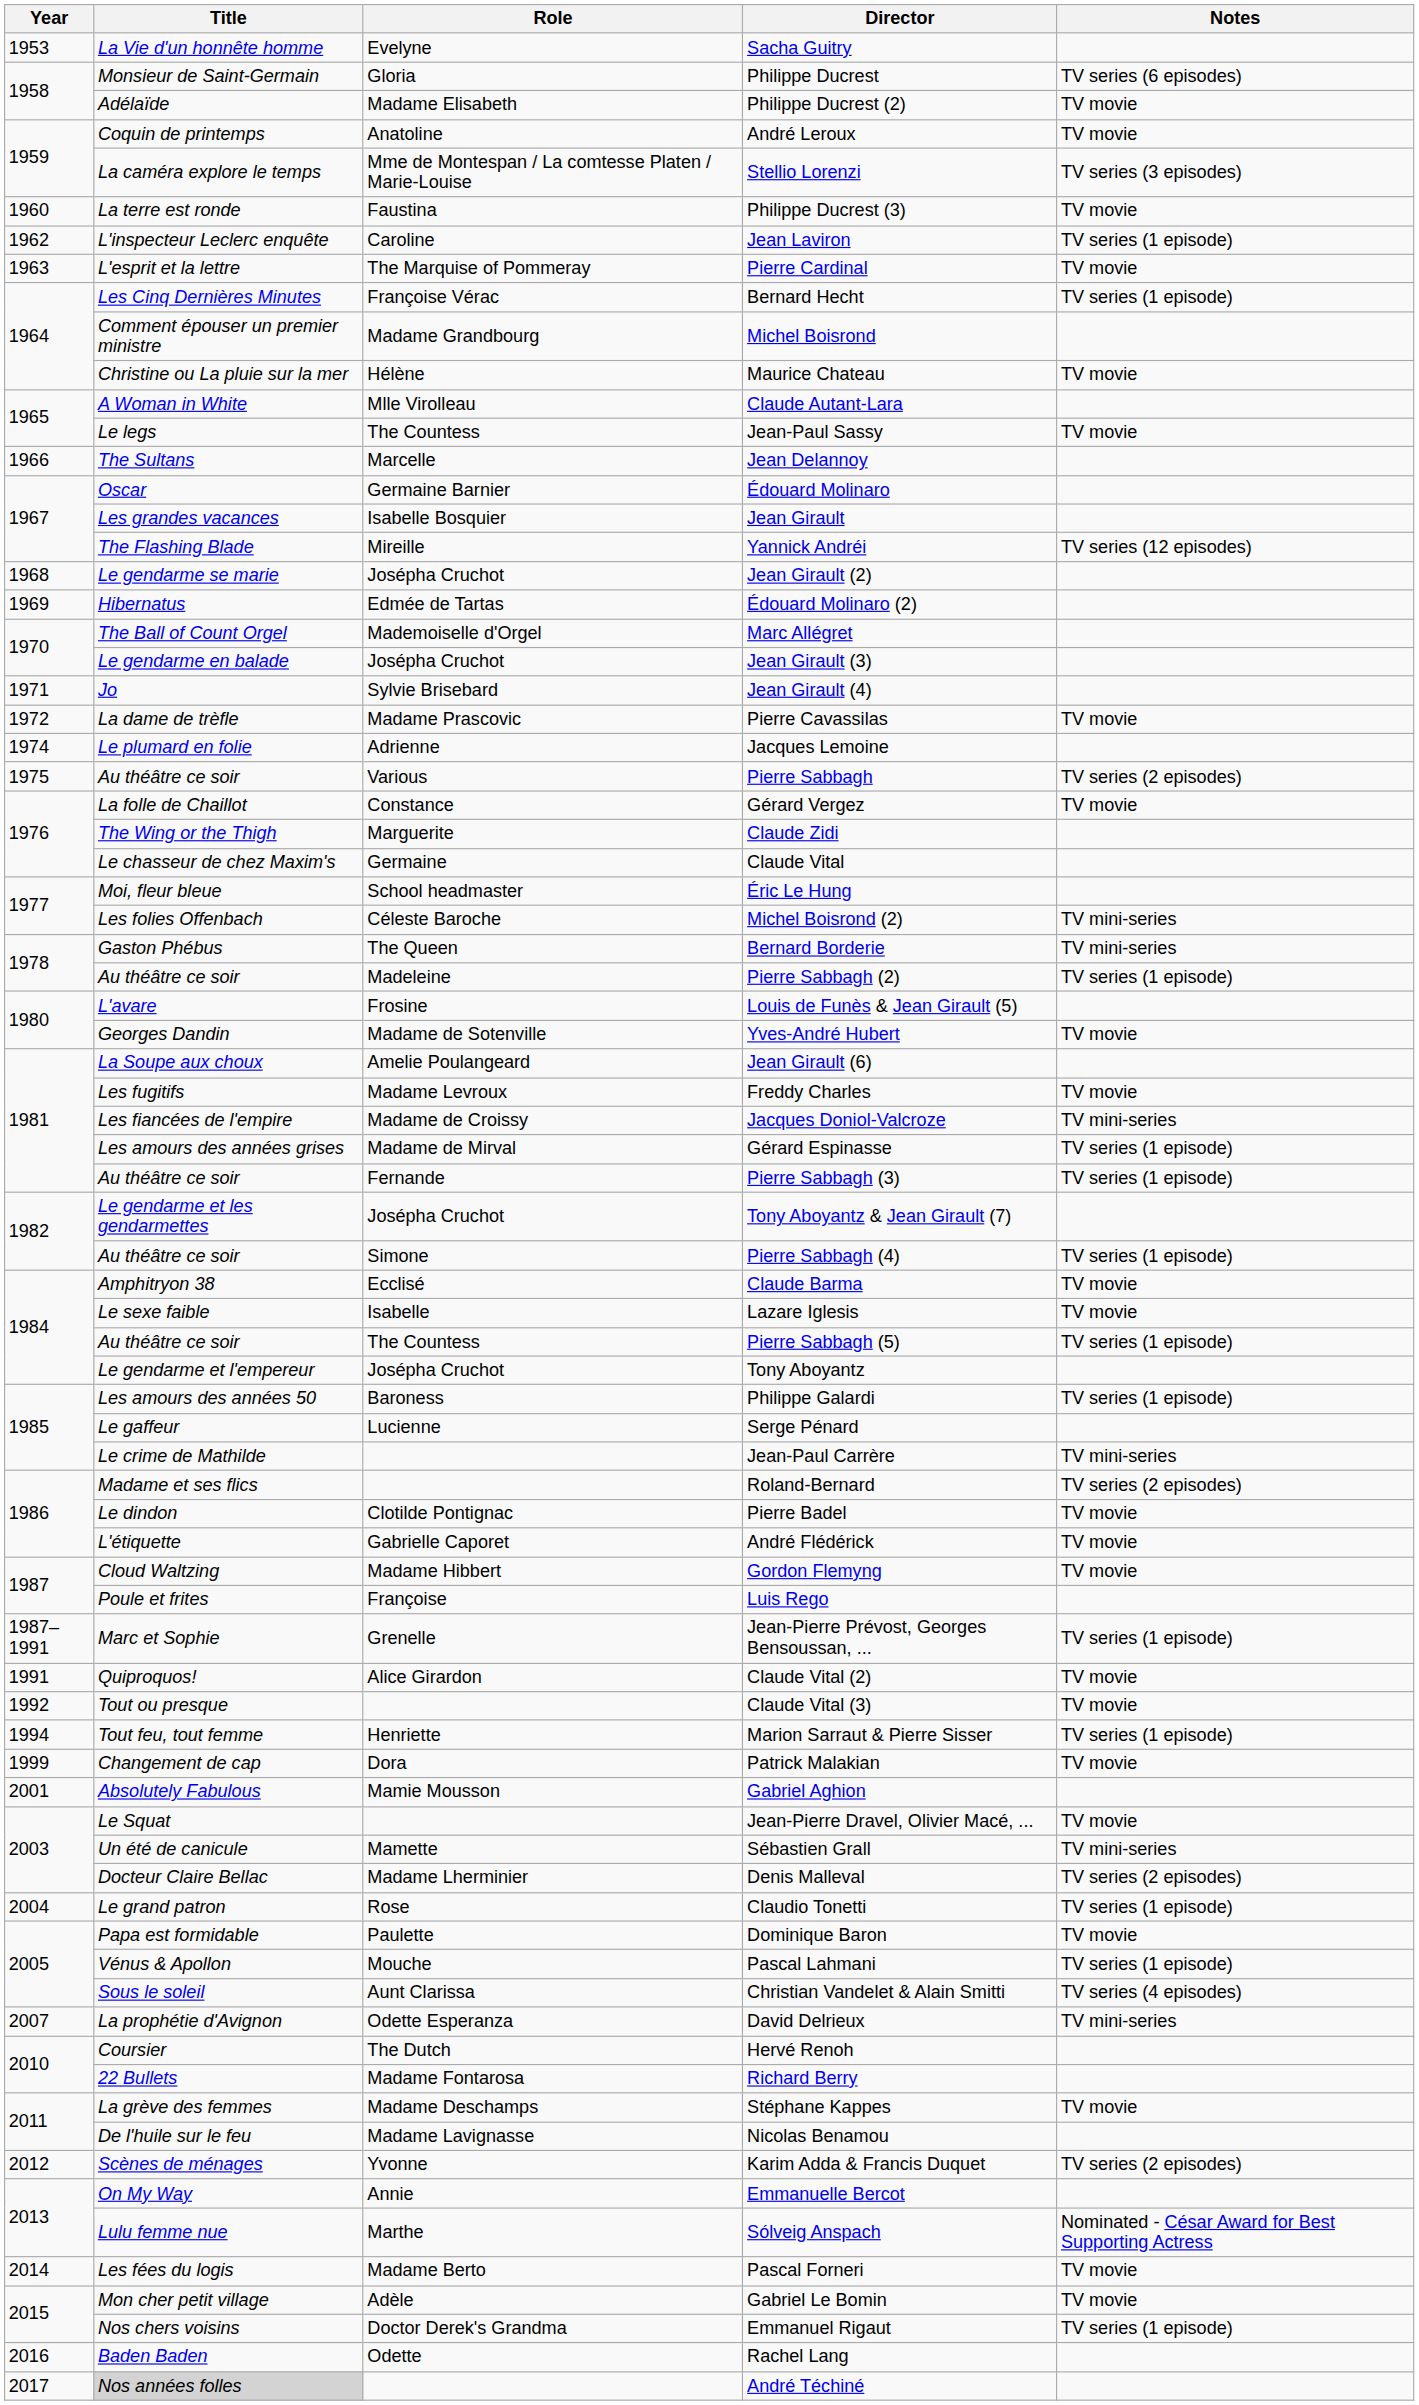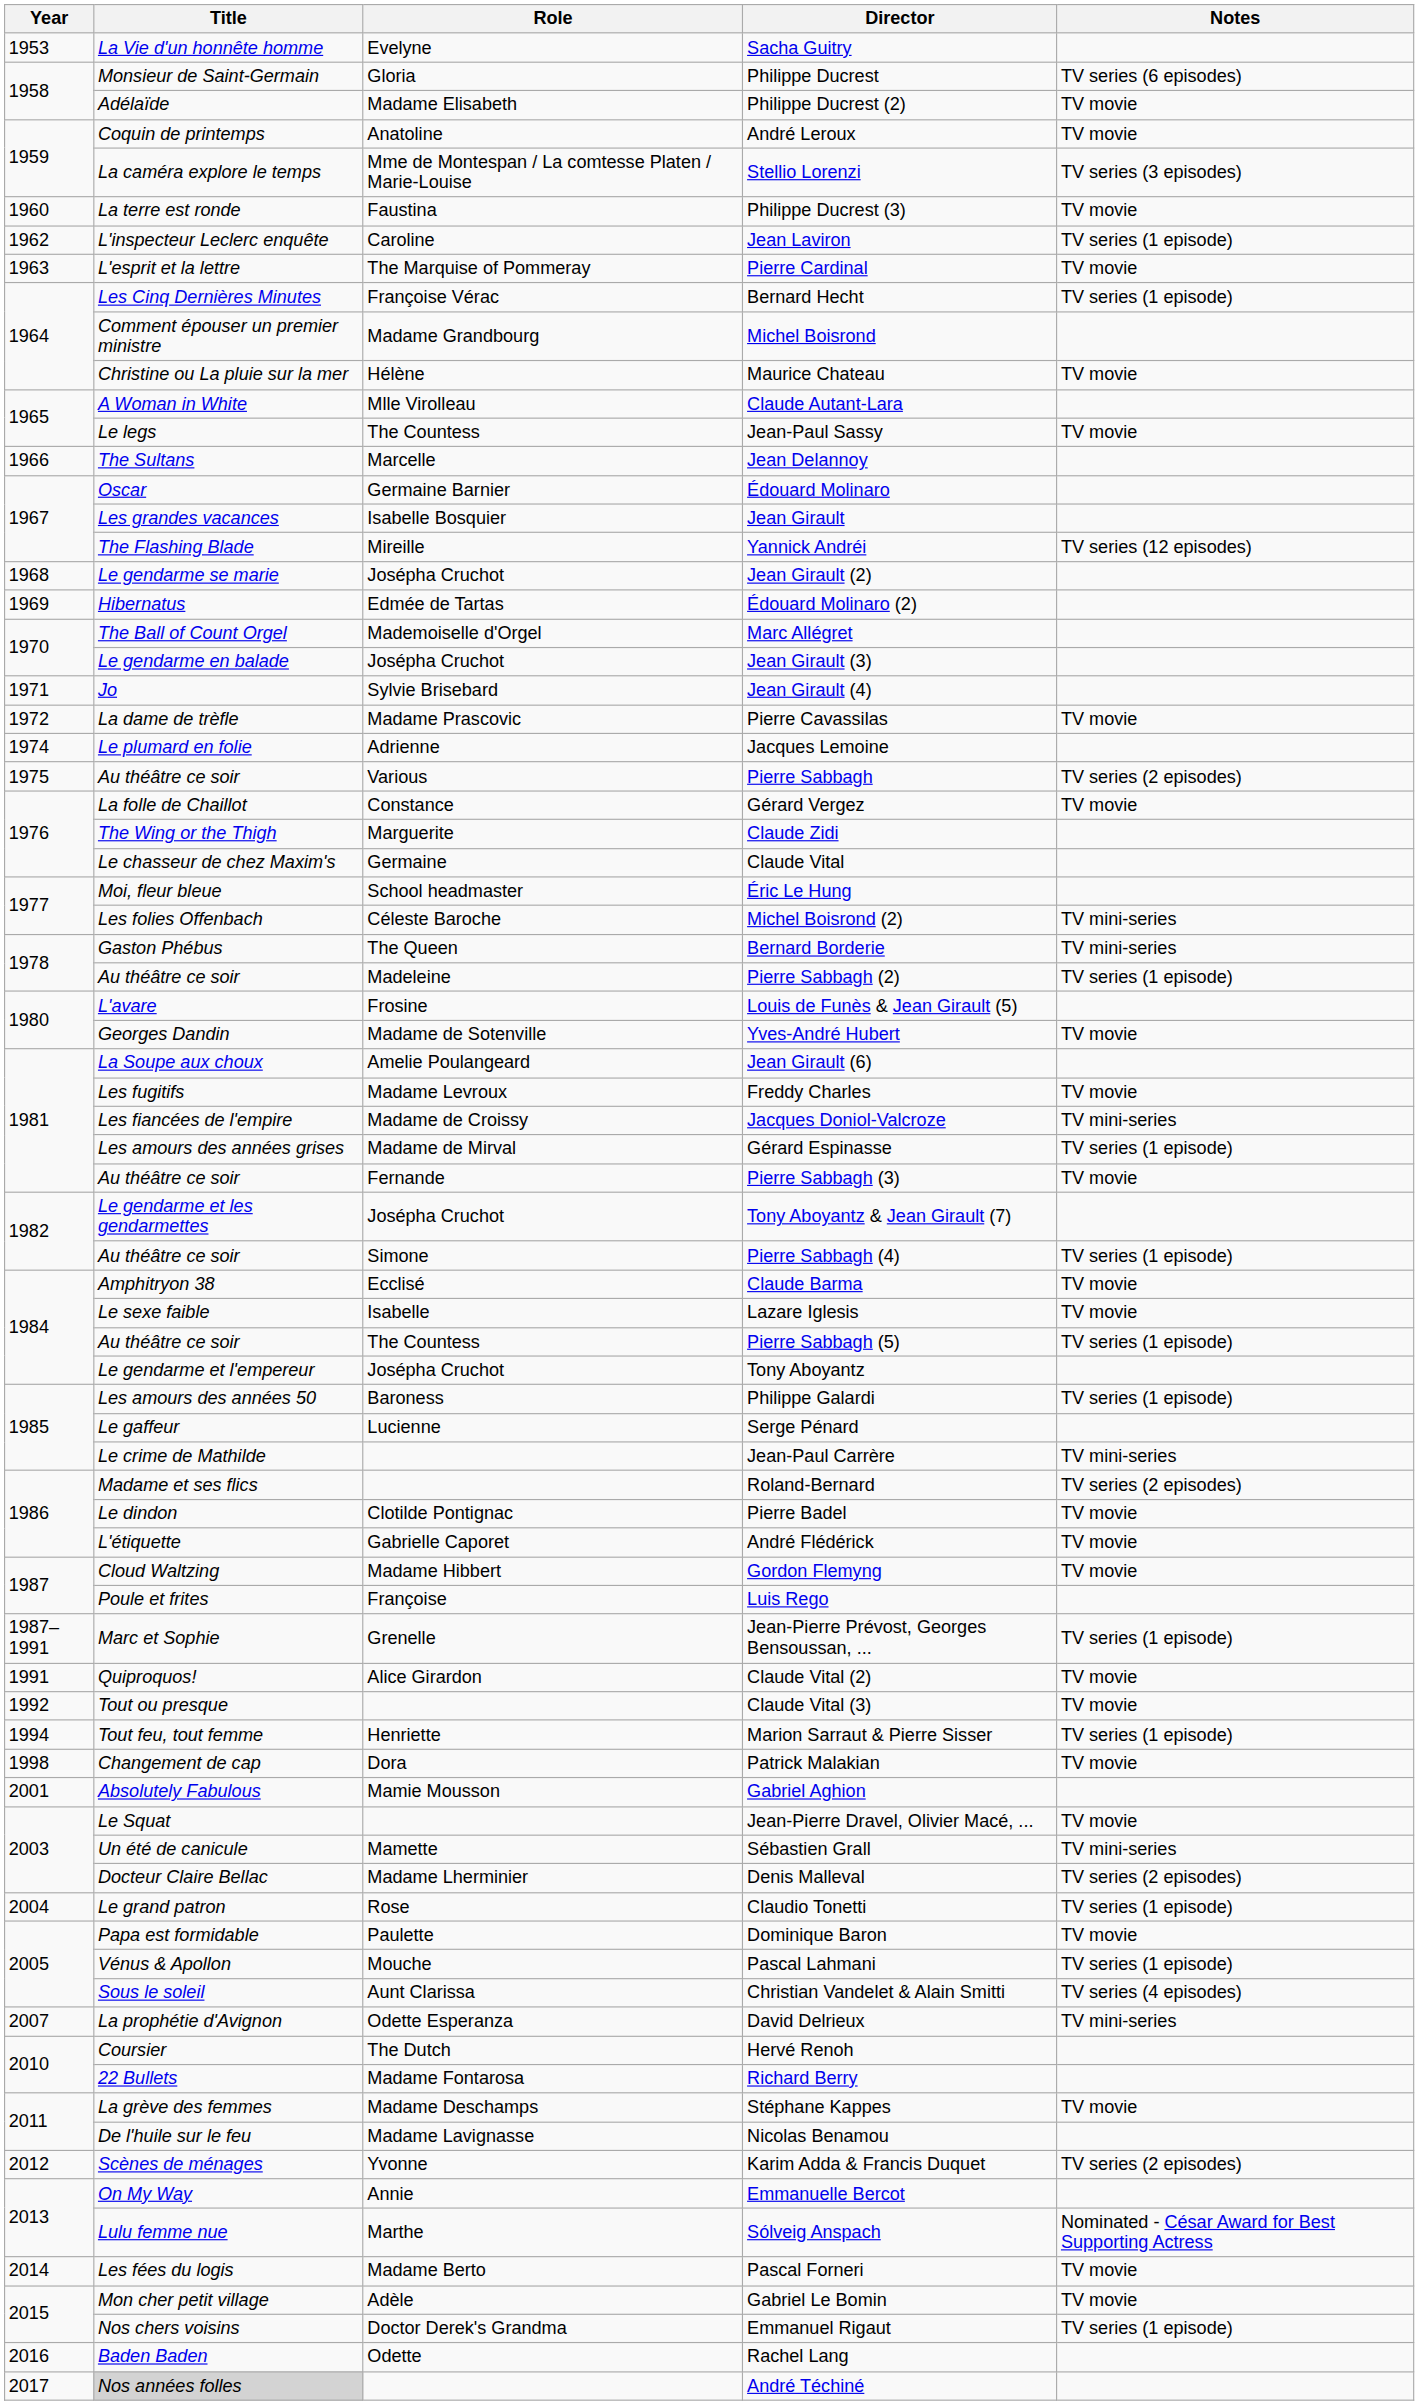(1147, 1177) TV series (1 episode) -> (1099, 1177) TV movie
(29, 1763) 1999 -> (29, 1763) 1998
